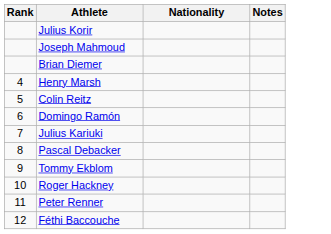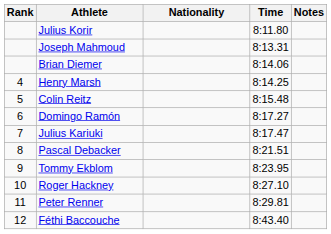+ column: (271, 13)
